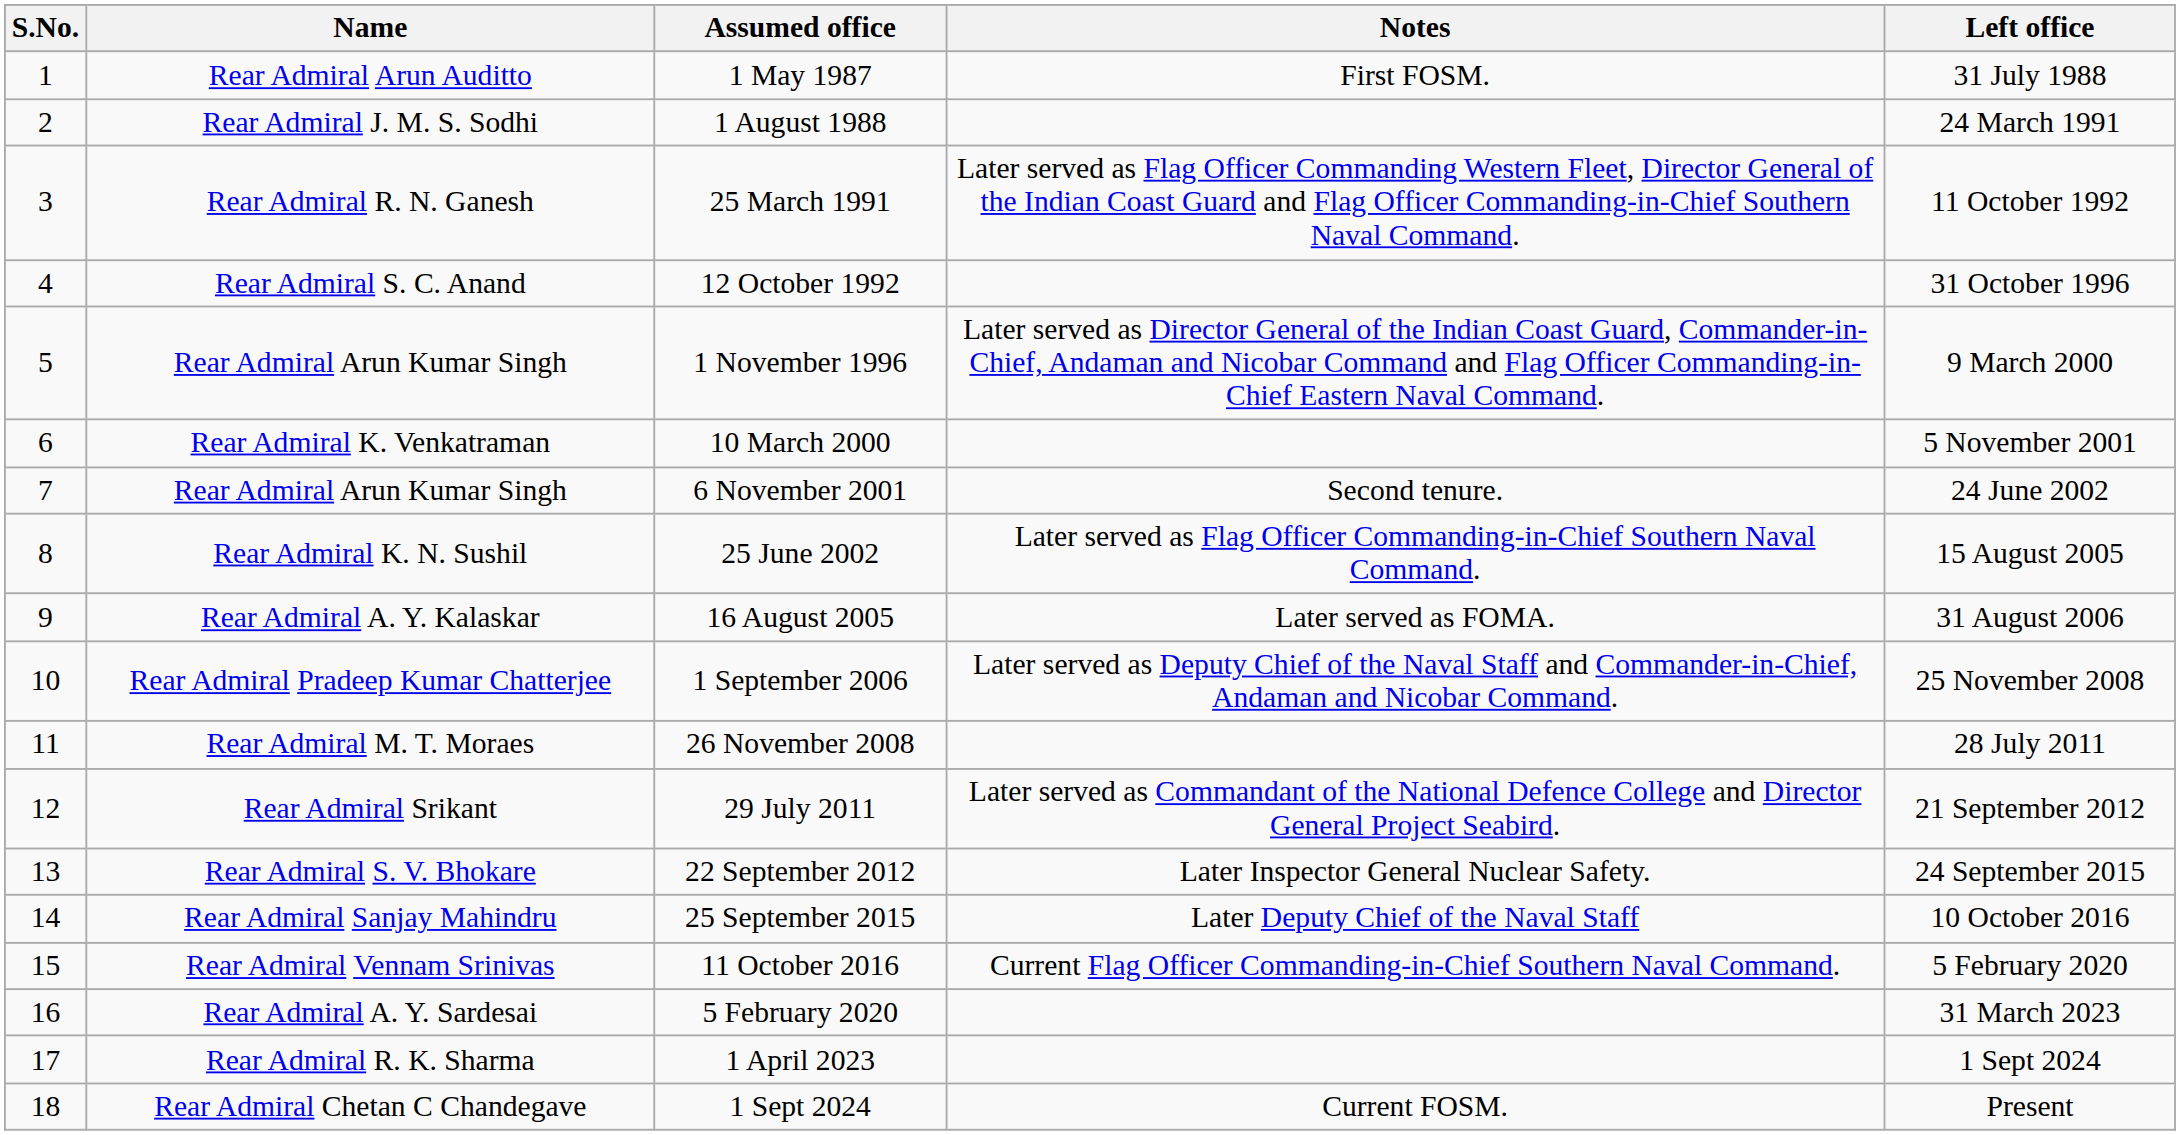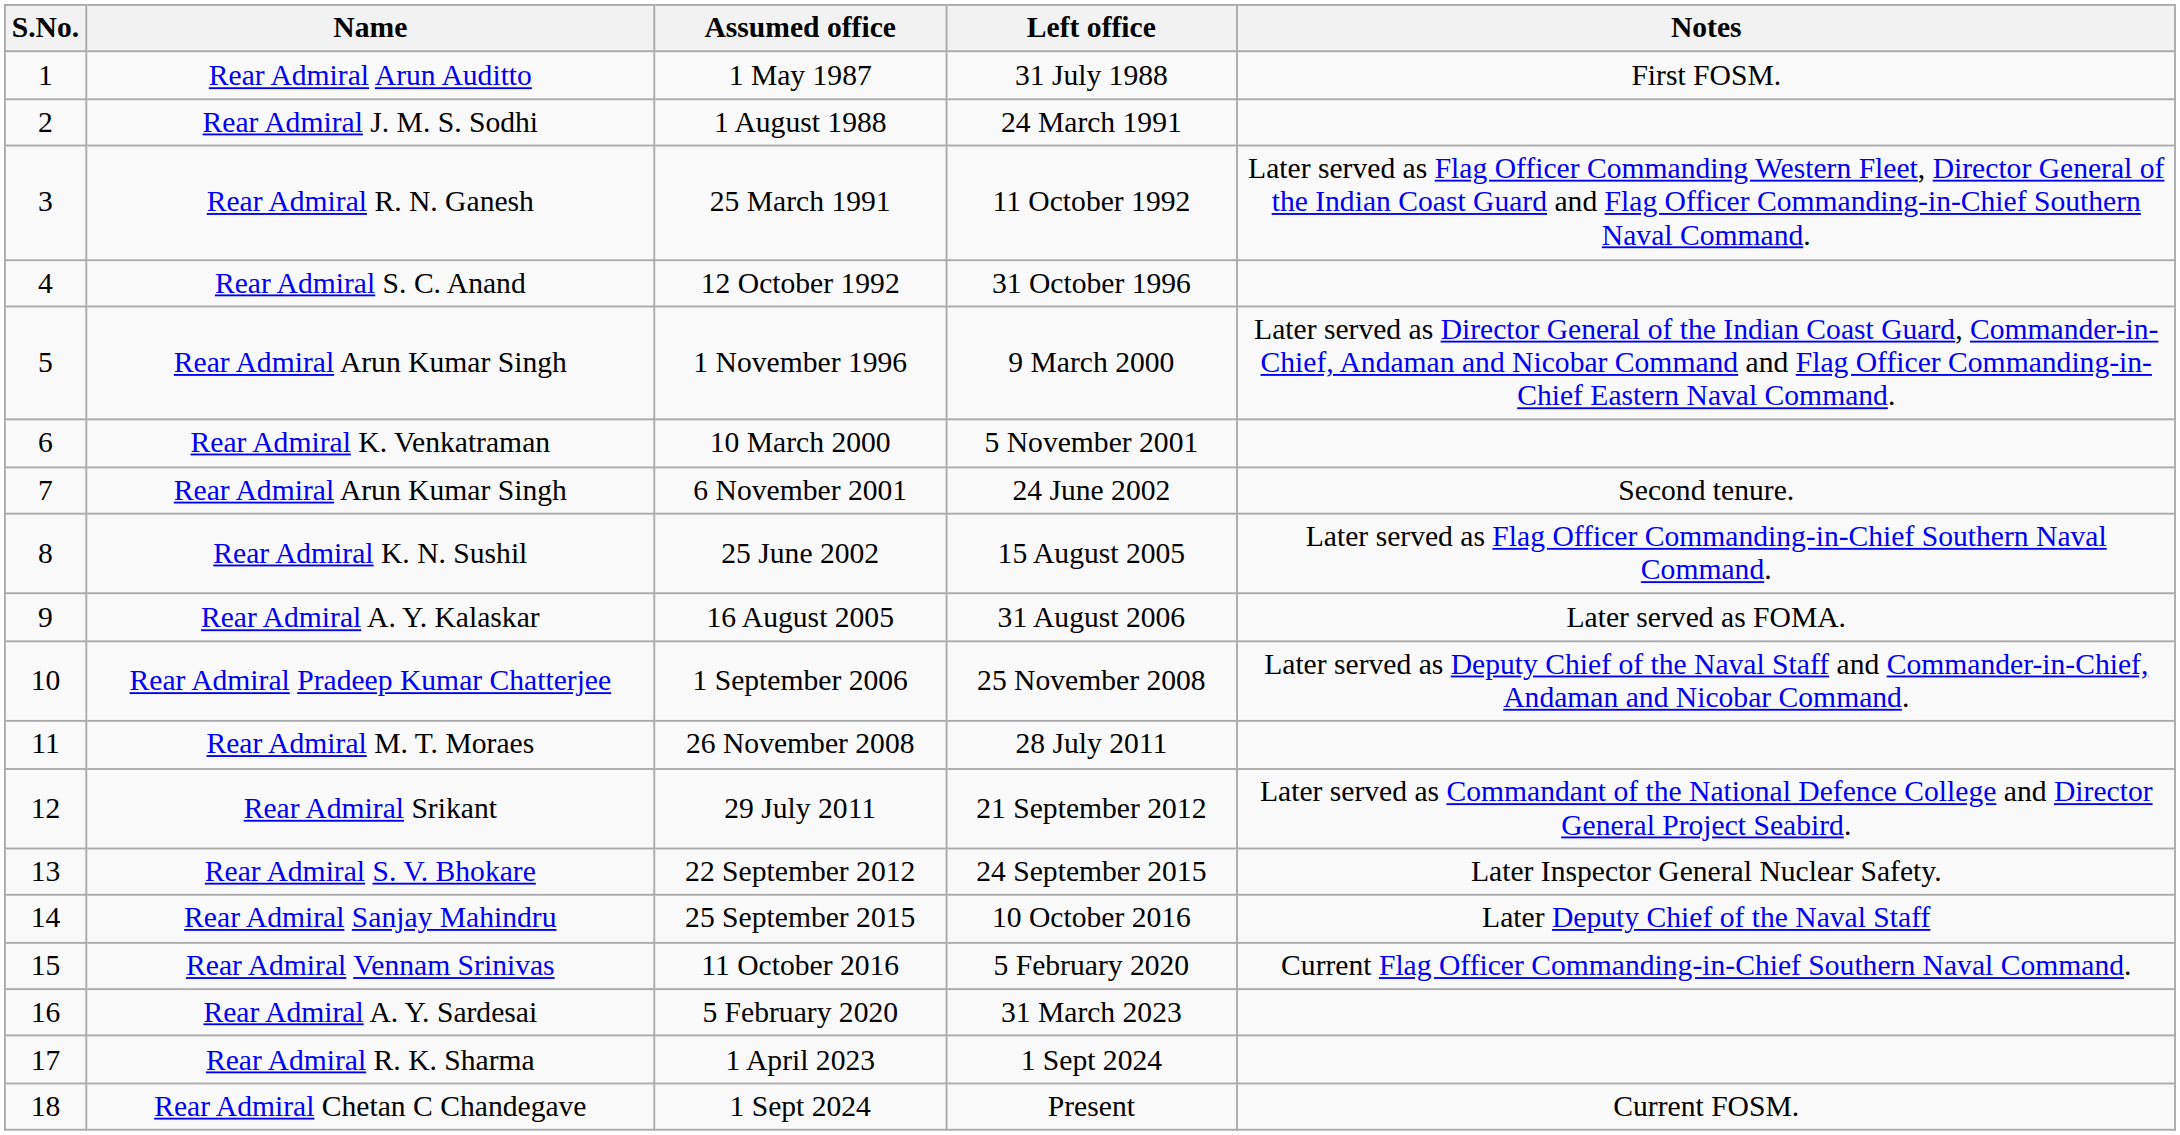columns swapped: (2030, 27) <-> (1415, 27)
